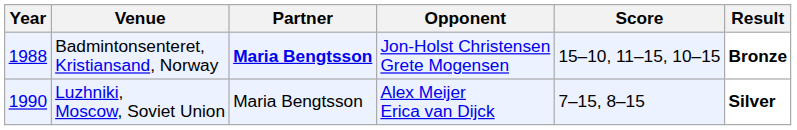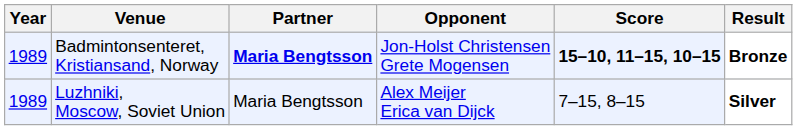(28, 56) 1988 -> (28, 56) 1989
(639, 56) normal -> (640, 56) bold
(28, 102) 1990 -> (28, 102) 1989
